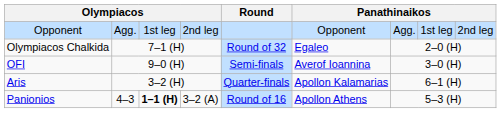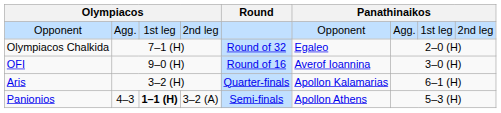(256, 64) Semi-finals -> (256, 64) Round of 16
(256, 99) Round of 16 -> (256, 99) Semi-finals
